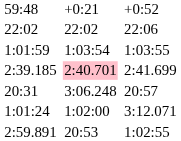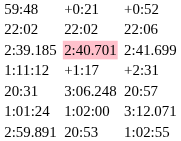- row: (27, 50)
+ row: (27, 70)
